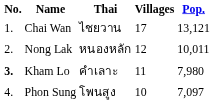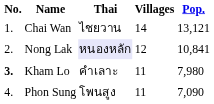(141, 27) 17 -> (141, 27) 14
(105, 49) no background -> (105, 49) lavender background
(193, 49) 10,011 -> (194, 49) 10,841
(141, 92) 10 -> (140, 92) 11
(191, 92) 7,097 -> (191, 92) 7,090
